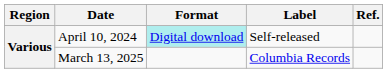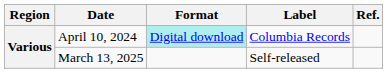(285, 36) Self-released -> (300, 36) Columbia Records
(300, 57) Columbia Records -> (285, 57) Self-released
